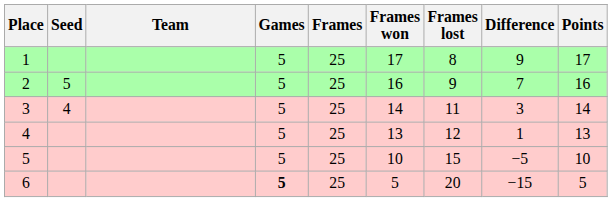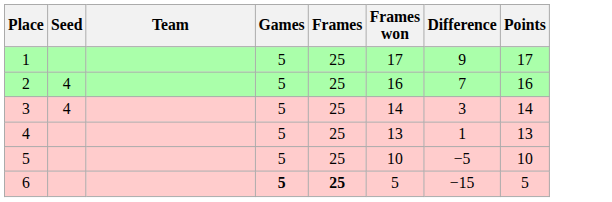- column: (453, 25)
(67, 84) 5 -> (67, 84) 4
(337, 183) normal -> (337, 183) bold
